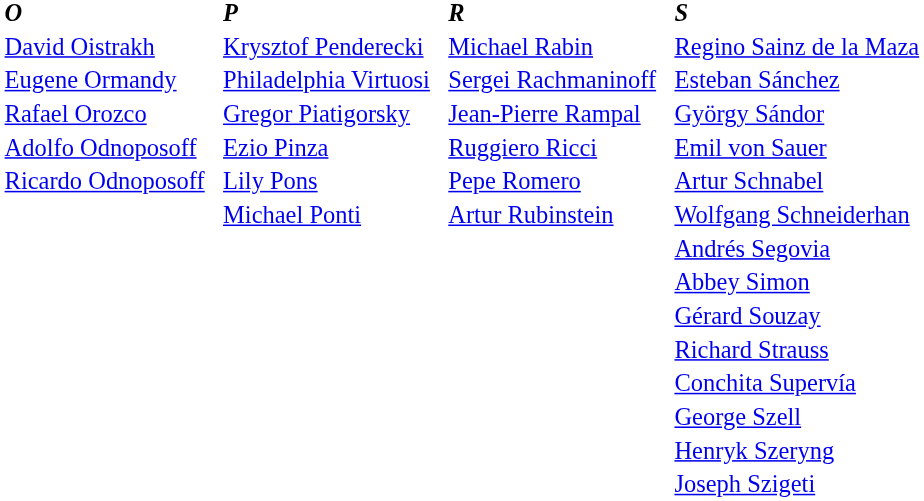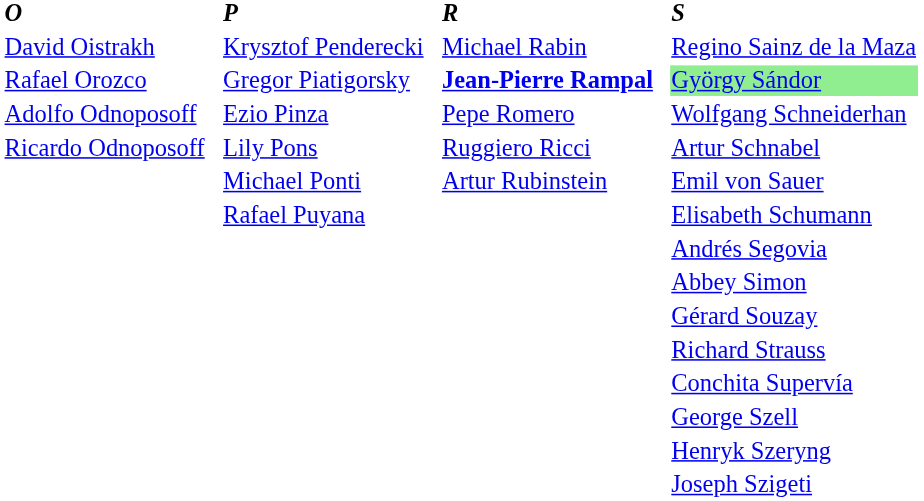- row: (91, 80)
(544, 114) normal -> (547, 80) bold
(749, 114) no background -> (746, 80) lightgreen background
(523, 147) Ruggiero Ricci -> (508, 114) Pepe Romero
(751, 147) Emil von Sauer -> (789, 114) Wolfgang Schneiderhan
(515, 181) Pepe Romero -> (516, 147) Ruggiero Ricci
(792, 215) Wolfgang Schneiderhan -> (747, 181) Emil von Sauer
+ row: (105, 215)
